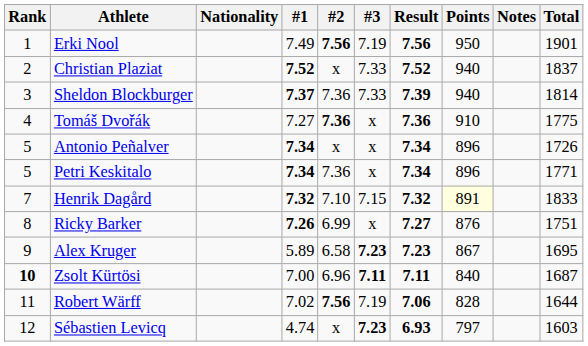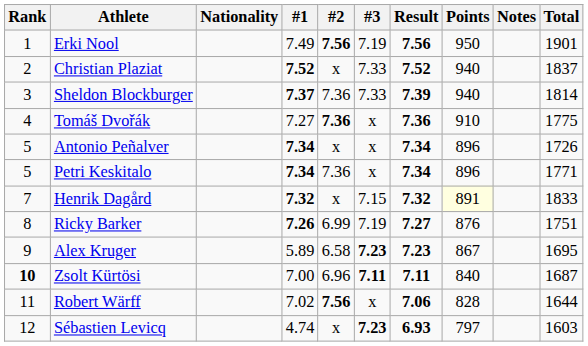(336, 198) 7.10 -> (336, 198) x
(372, 224) x -> (372, 224) 7.19
(372, 302) 7.19 -> (372, 302) x
